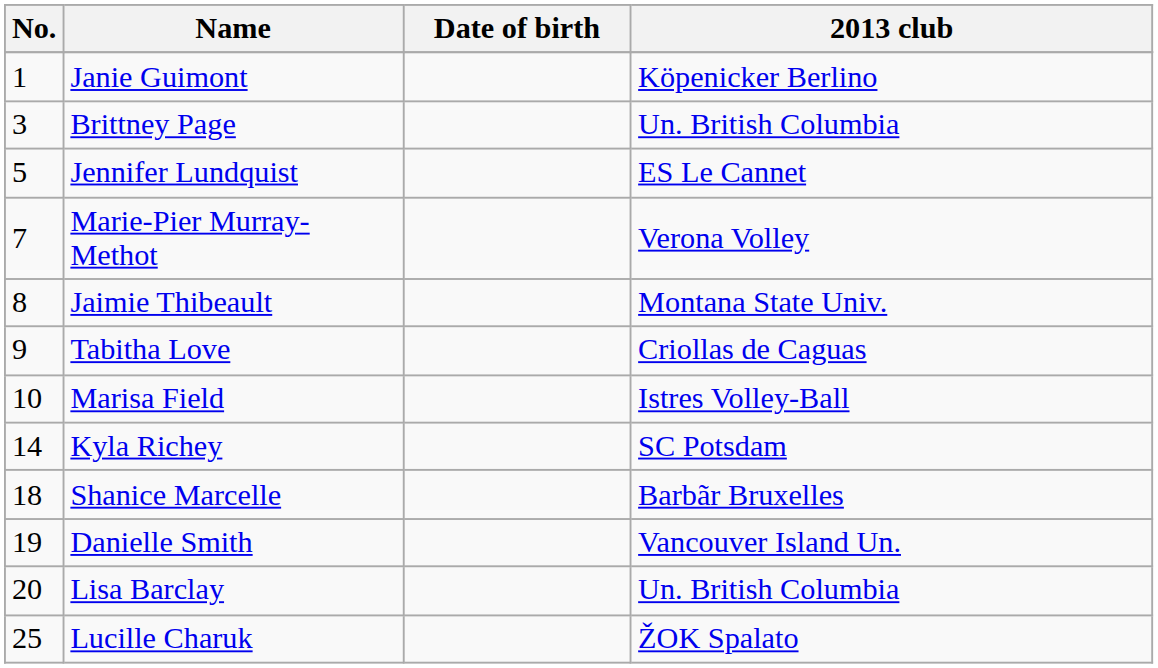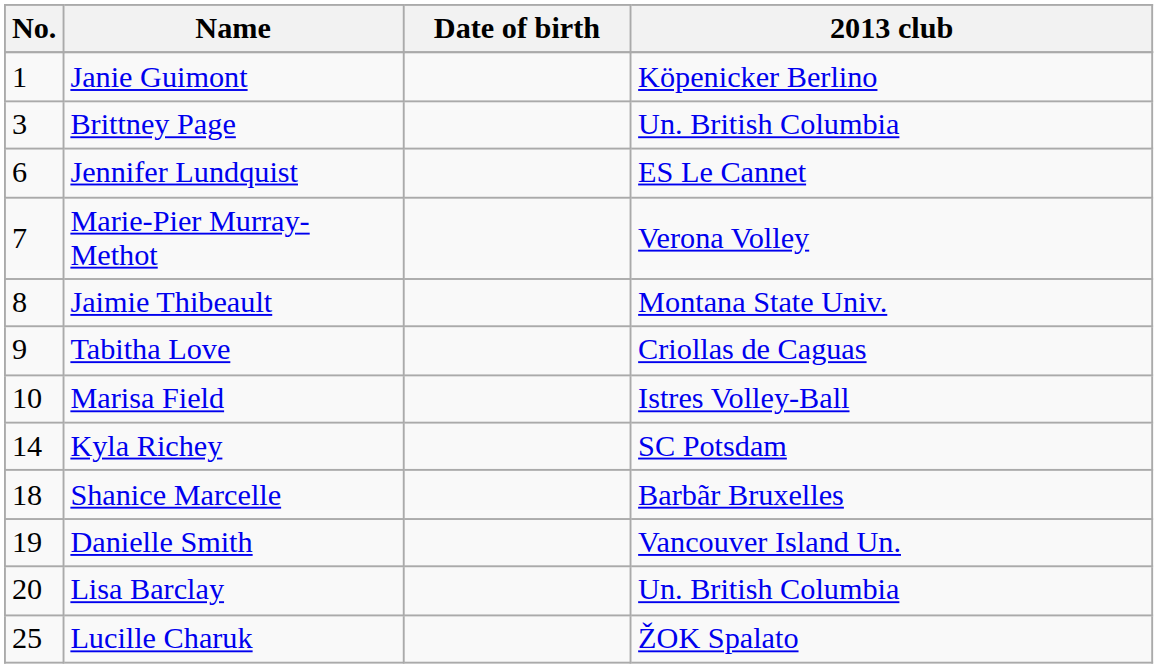(19, 172) 5 -> (19, 172) 6
